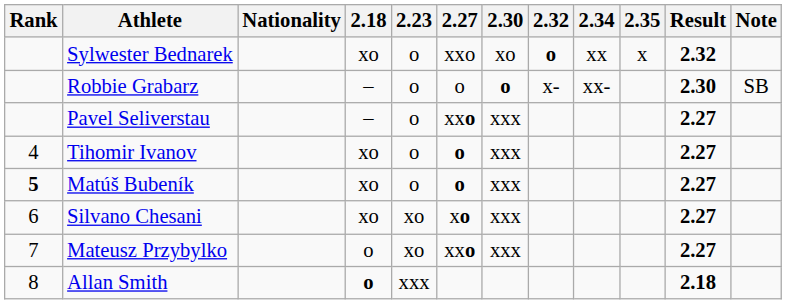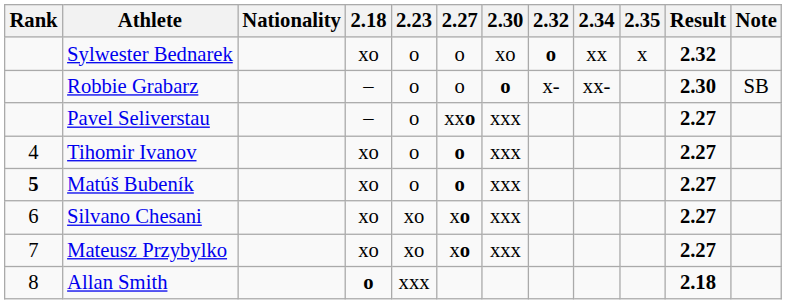(460, 53) xxo -> (460, 53) o
(368, 250) o -> (368, 250) xo
(460, 250) xxo -> (460, 250) xo
